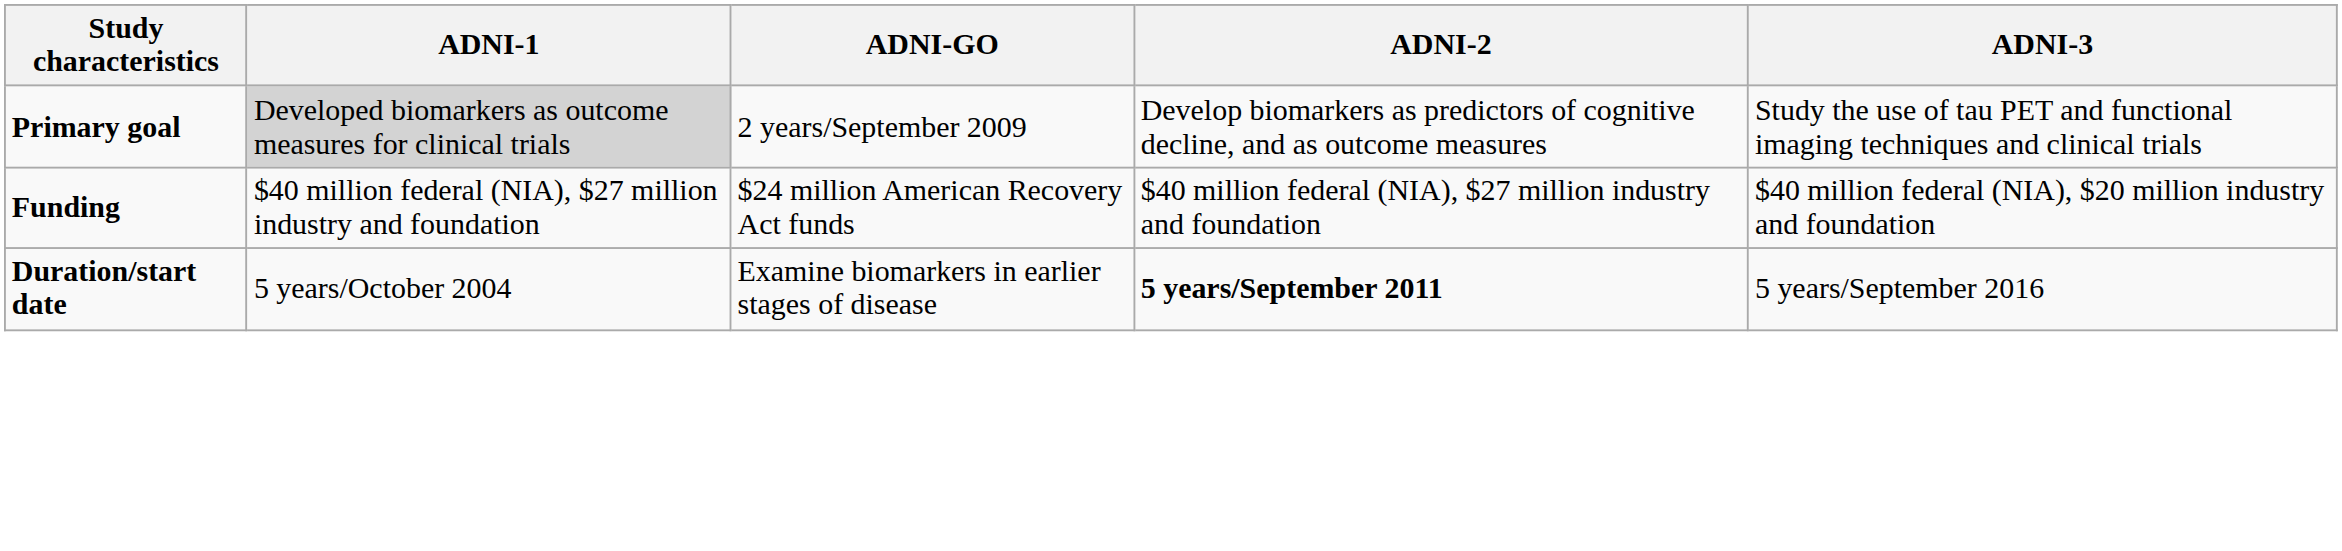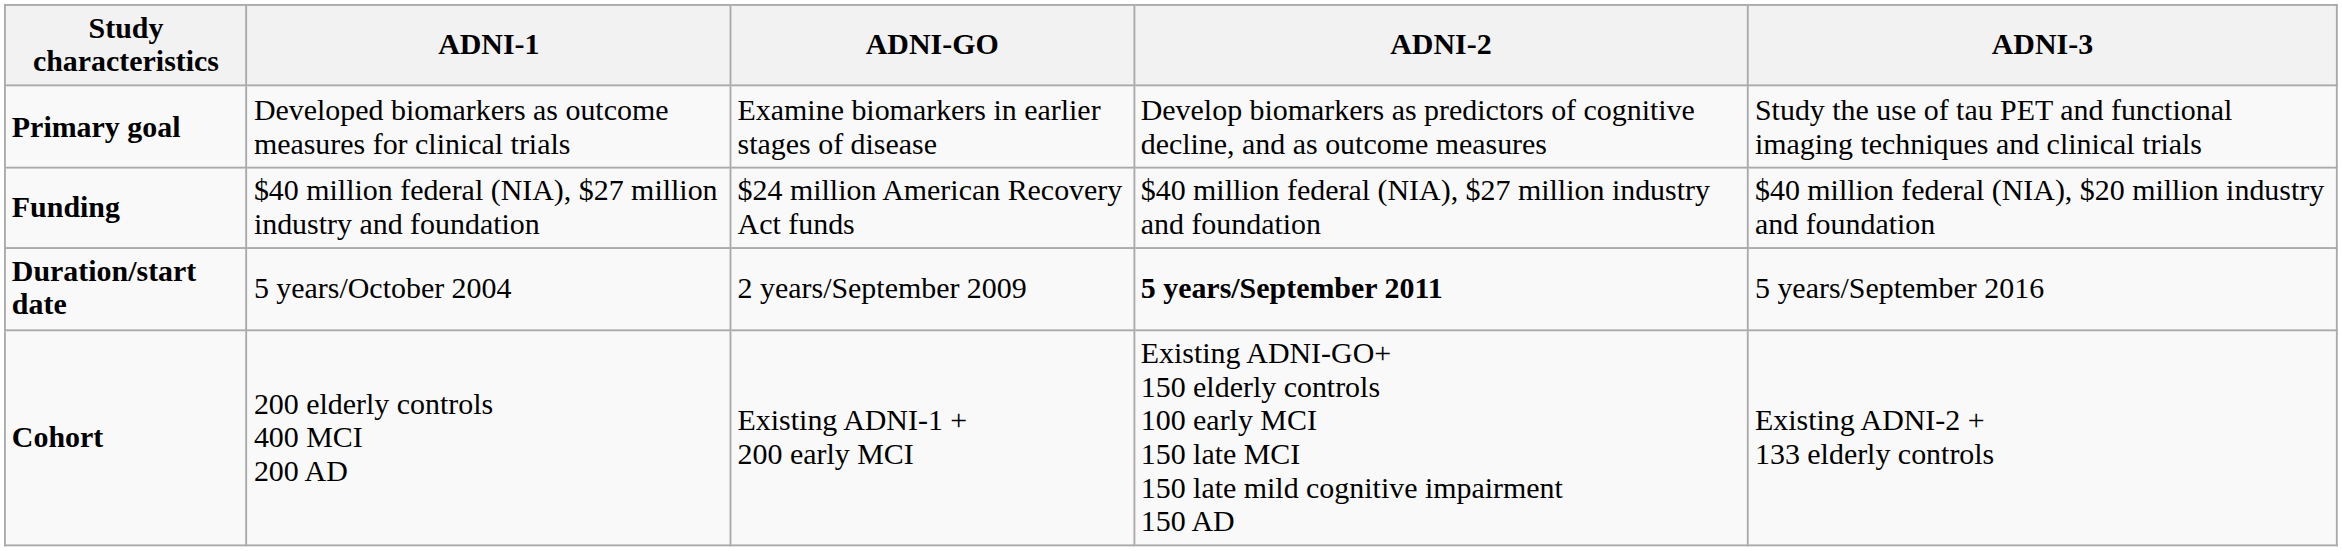(461, 126) lightgrey background -> (461, 126) no background
(882, 126) 2 years/September 2009 -> (919, 126) Examine biomarkers in earlier stages of disease
(919, 288) Examine biomarkers in earlier stages of disease -> (882, 288) 2 years/September 2009
+ row: (58, 436)
